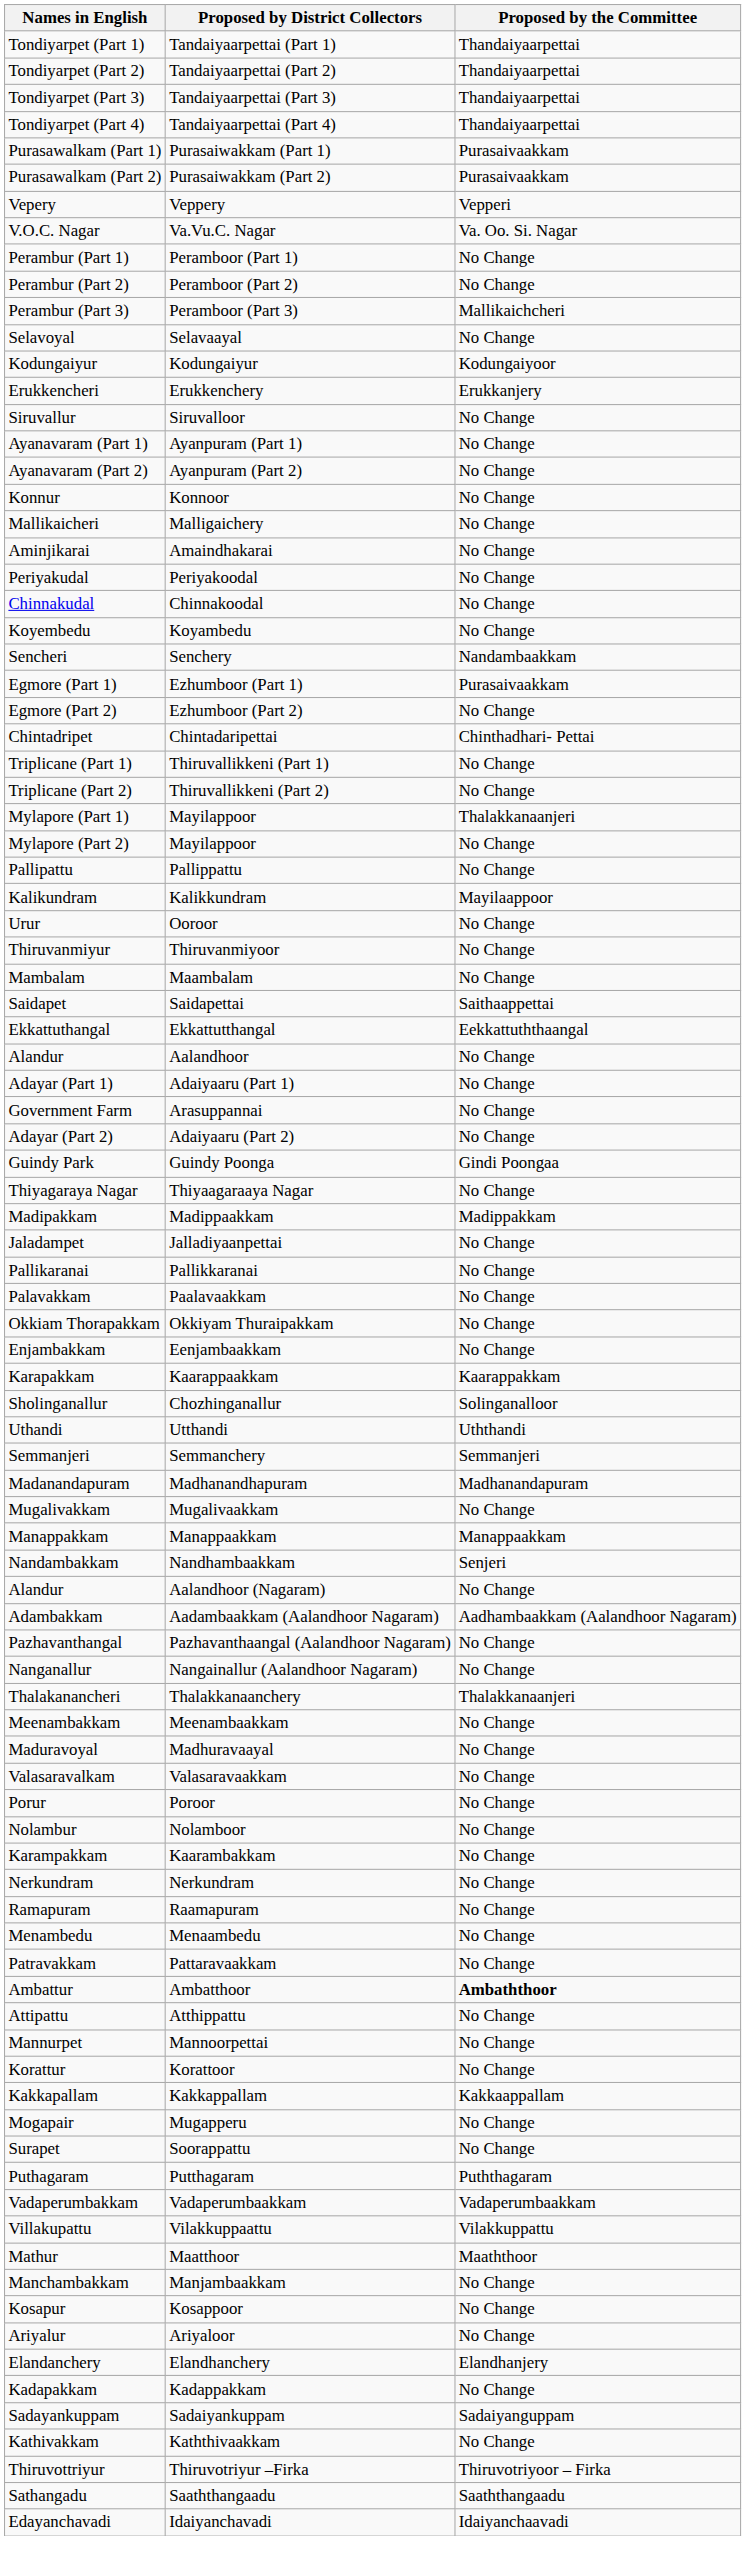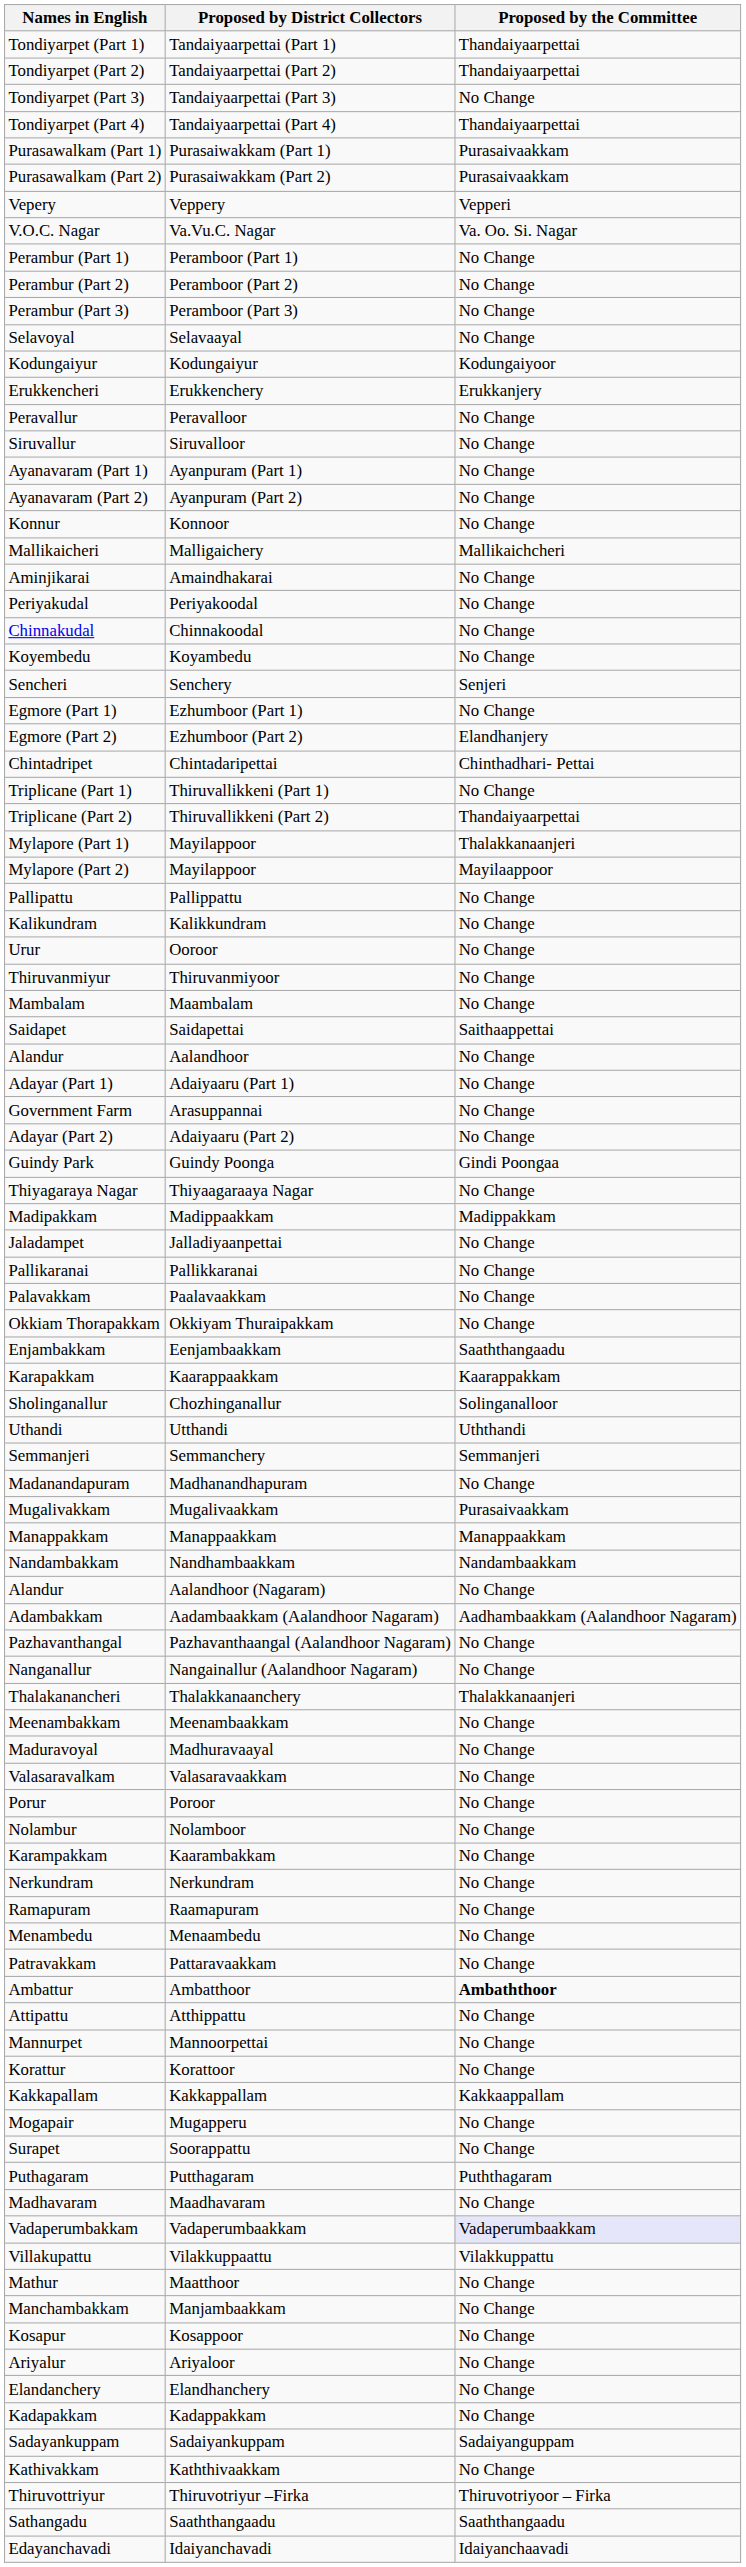(519, 97) Thandaiyaarpettai -> (497, 97) No Change
(512, 310) Mallikaichcheri -> (497, 310) No Change
+ row: (43, 417)
(497, 524) No Change -> (512, 550) Mallikaichcheri
(517, 657) Nandambaakkam -> (482, 683) Senjeri
(514, 683) Purasaivaakkam -> (497, 710) No Change
(497, 710) No Change -> (503, 737) Elandhanjery
(497, 790) No Change -> (519, 817) Thandaiyaarpettai
(497, 843) No Change -> (506, 870) Mayilaappoor
(506, 897) Mayilaappoor -> (497, 923) No Change
- row: (59, 1030)
(497, 1350) No Change -> (512, 1350) Saaththangaadu
(523, 1483) Madhanandapuram -> (497, 1483) No Change
(497, 1509) No Change -> (514, 1509) Purasaivaakkam
(482, 1563) Senjeri -> (517, 1563) Nandambaakkam
+ row: (53, 2202)
(527, 2202) no background -> (527, 2229) lavender background
(498, 2255) Maaththoor -> (497, 2282) No Change
(503, 2362) Elandhanjery -> (497, 2389) No Change
